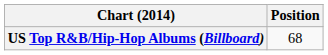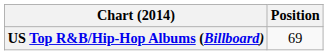(295, 38) 68 -> (295, 38) 69
